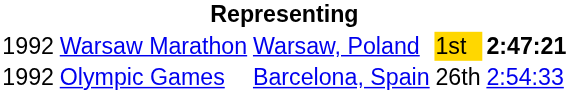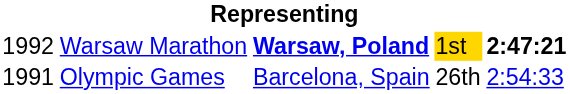(336, 46) normal -> (341, 46) bold
(28, 77) 1992 -> (28, 77) 1991
